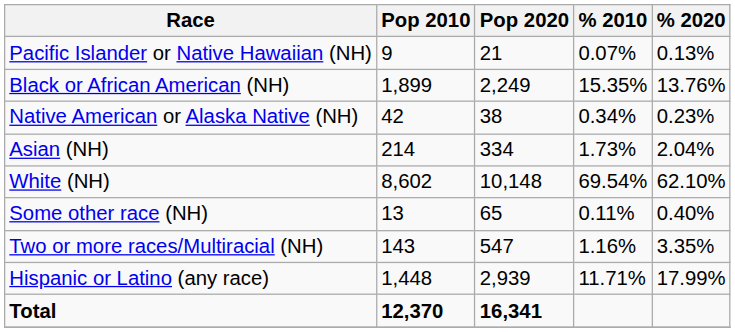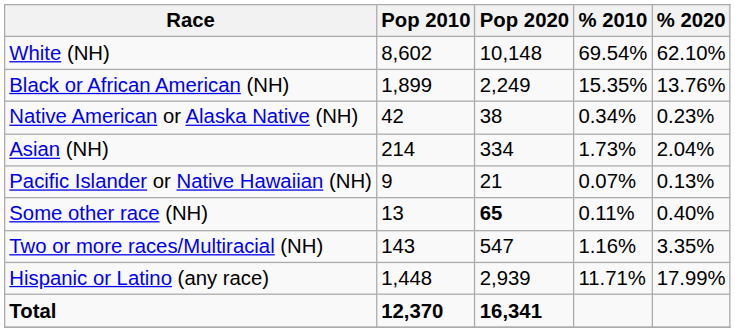rows swapped: (60, 181) <-> (191, 52)
(491, 213) normal -> (491, 213) bold
